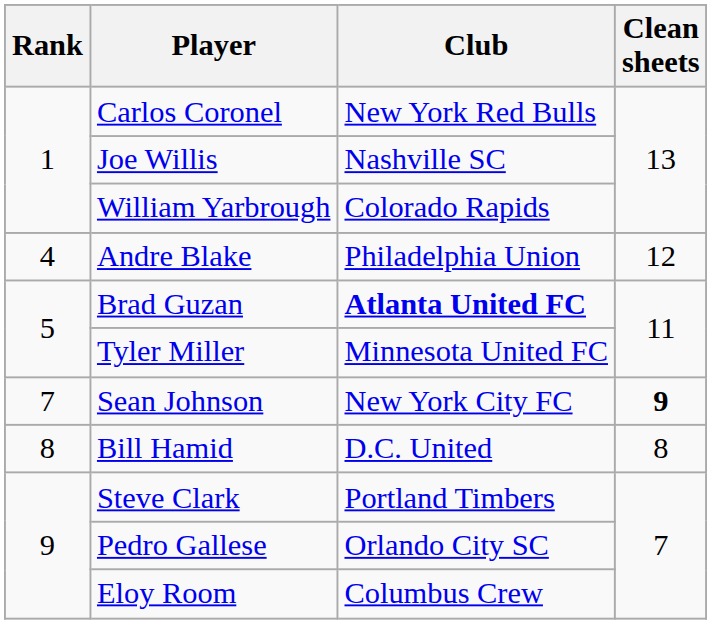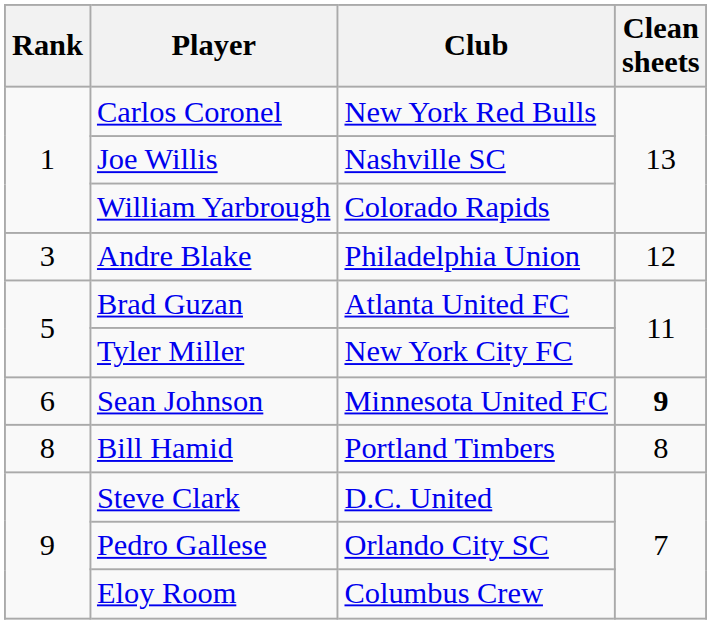(47, 255) 4 -> (47, 255) 3
(465, 303) bold -> (457, 303) normal
(476, 352) Minnesota United FC -> (459, 352) New York City FC
(47, 400) 7 -> (47, 400) 6
(459, 400) New York City FC -> (476, 400) Minnesota United FC
(418, 448) D.C. United -> (450, 448) Portland Timbers
(450, 496) Portland Timbers -> (418, 496) D.C. United
